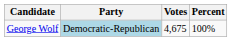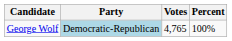(175, 28) 4,675 -> (175, 28) 4,765
